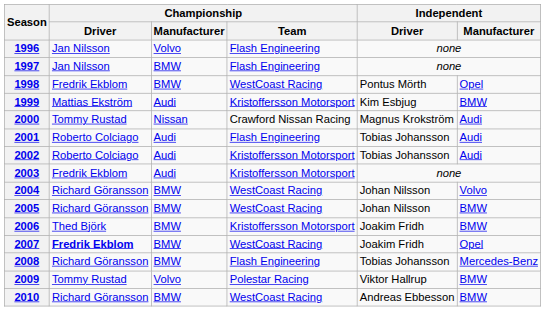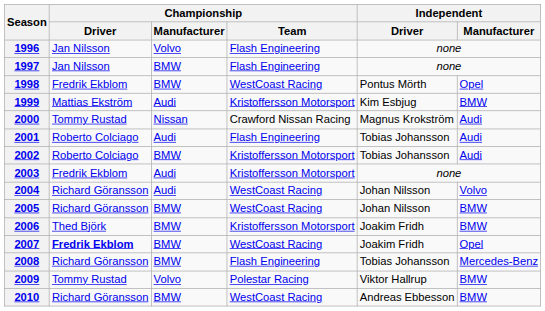(165, 155) Audi -> (167, 155) BMW
(167, 191) BMW -> (165, 191) Audi
